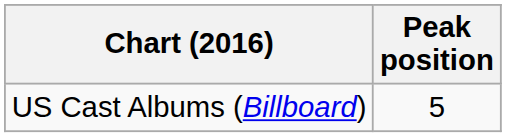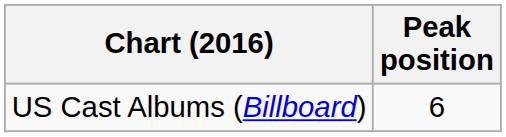(437, 107) 5 -> (437, 107) 6
